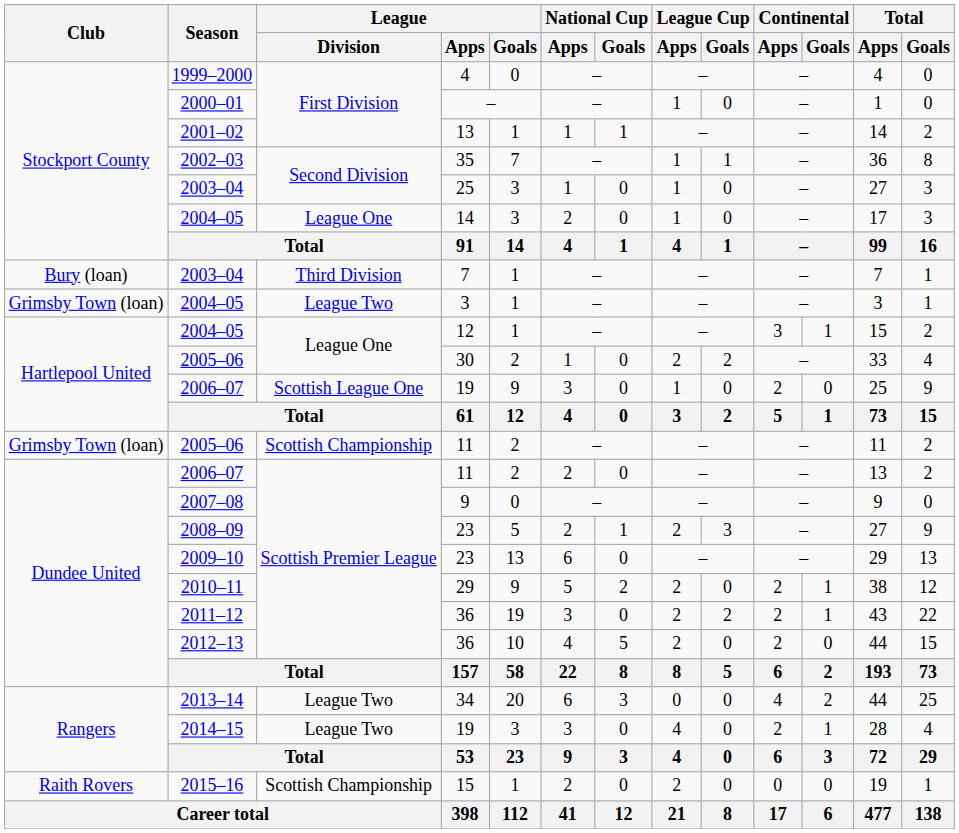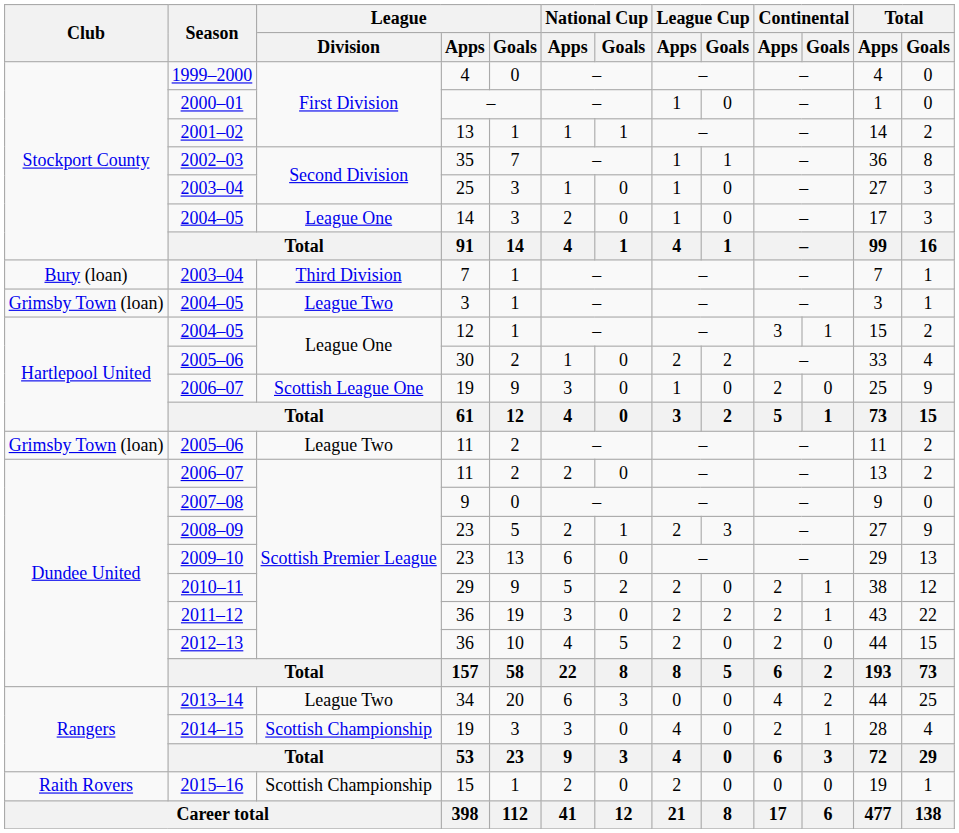(349, 445) Scottish Championship -> (349, 445) League Two
(349, 729) League Two -> (349, 729) Scottish Championship
